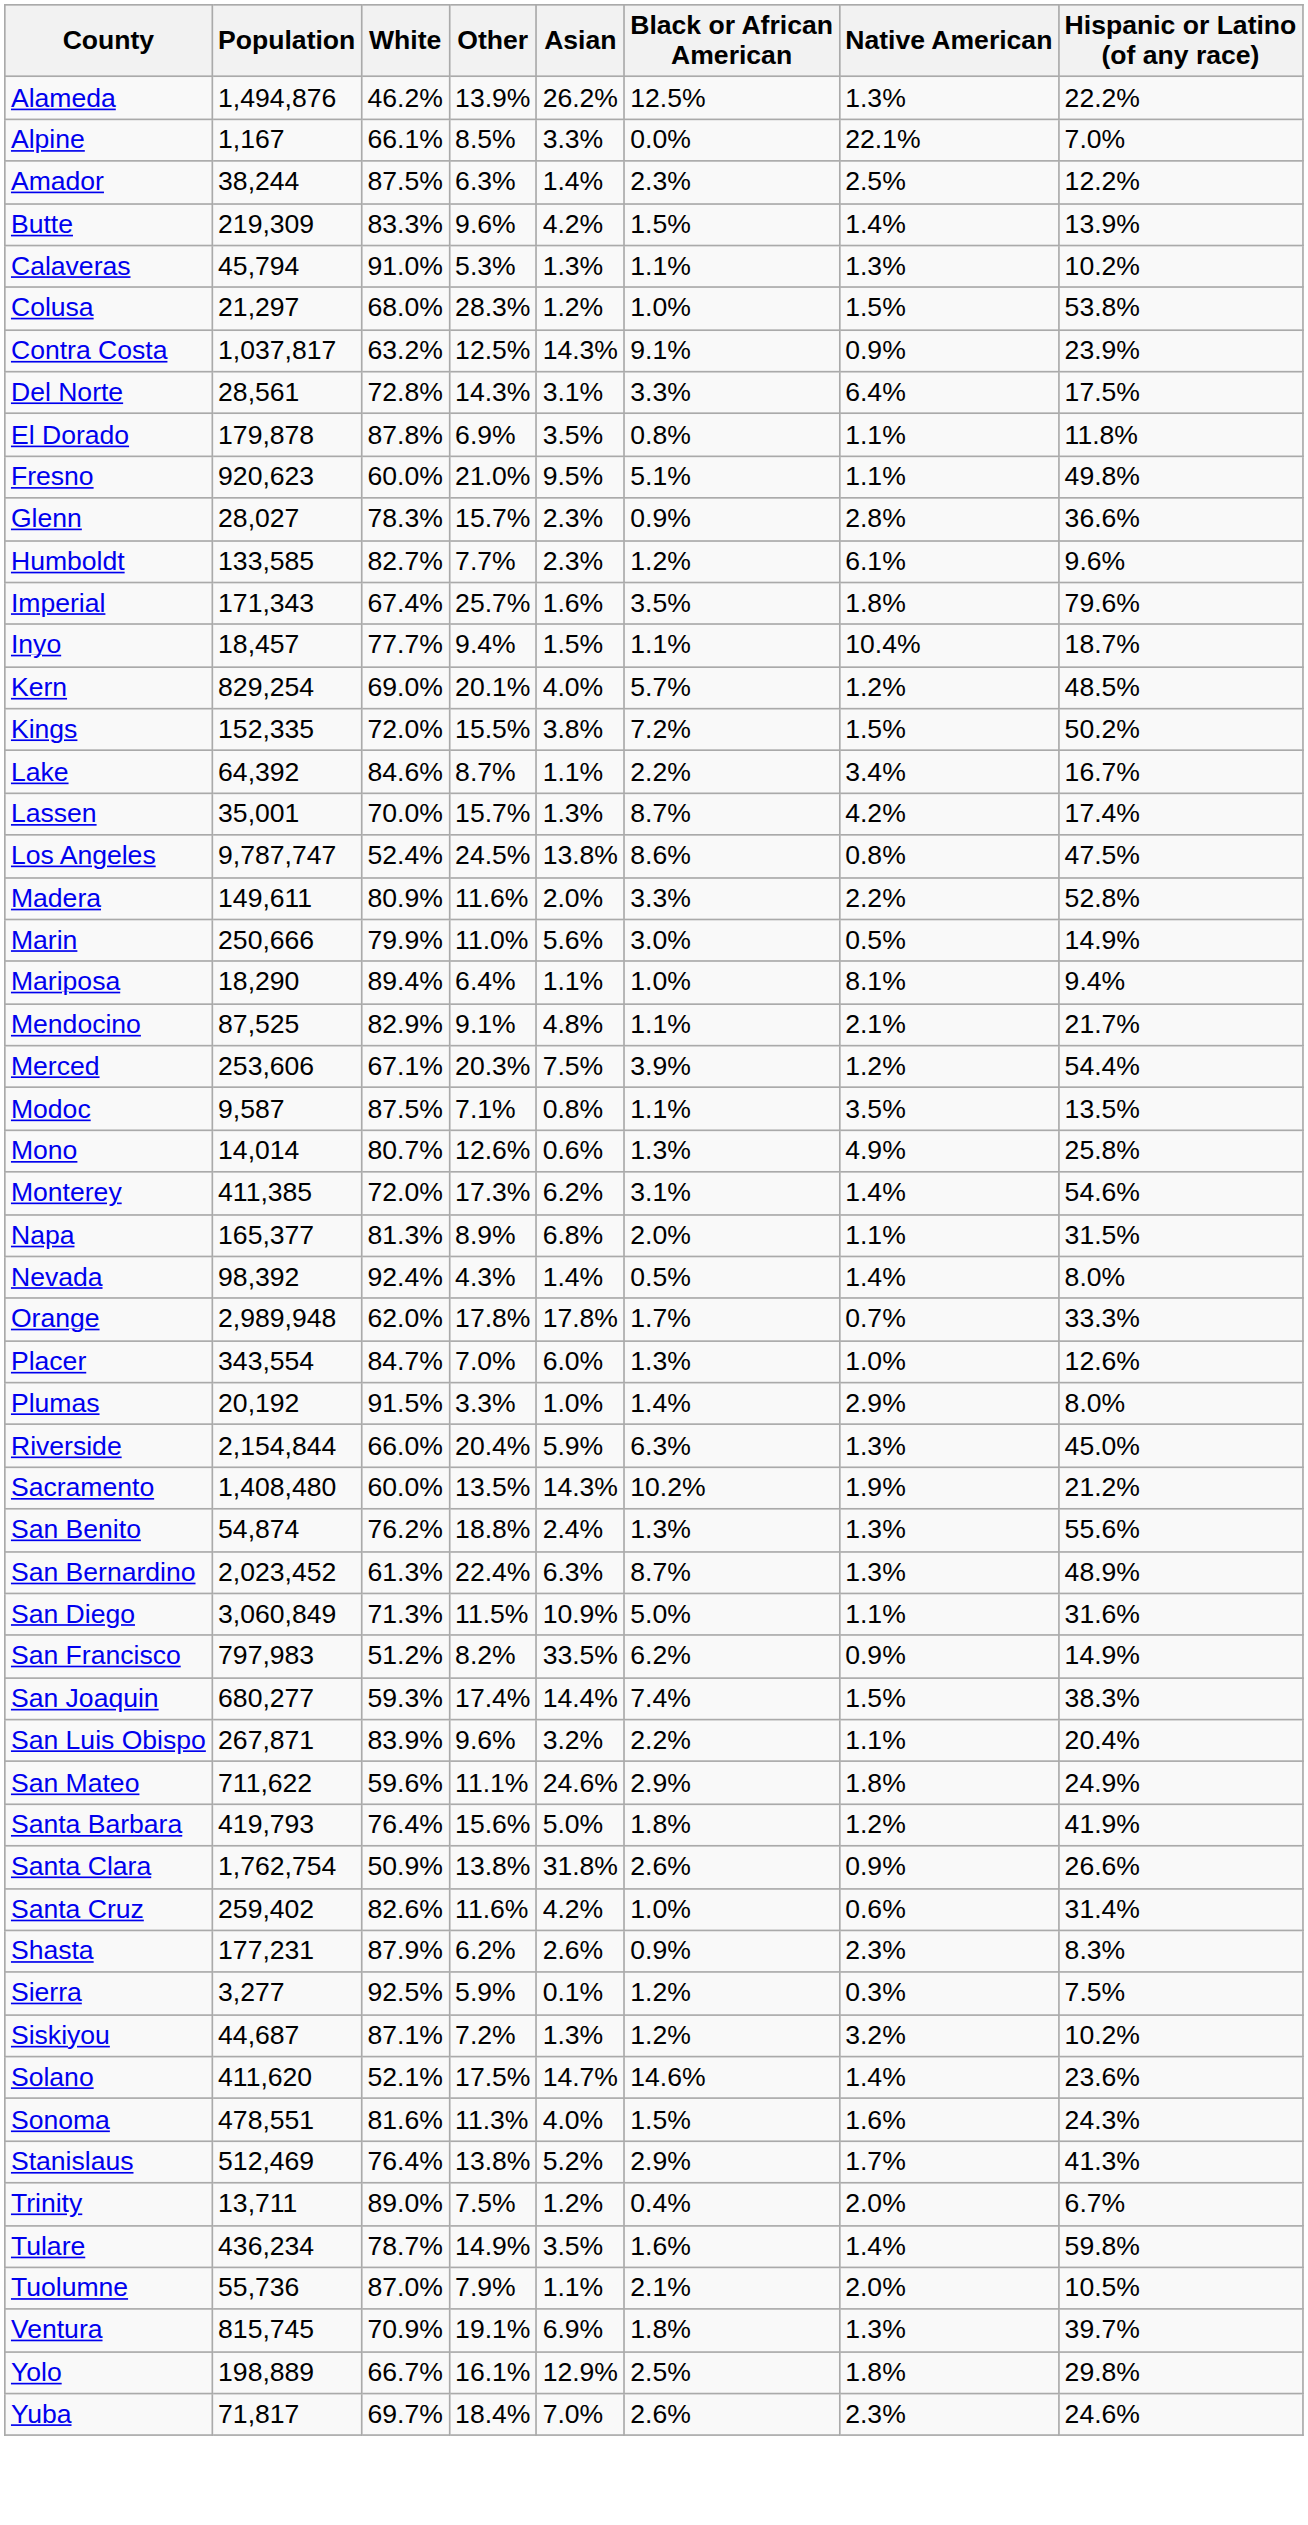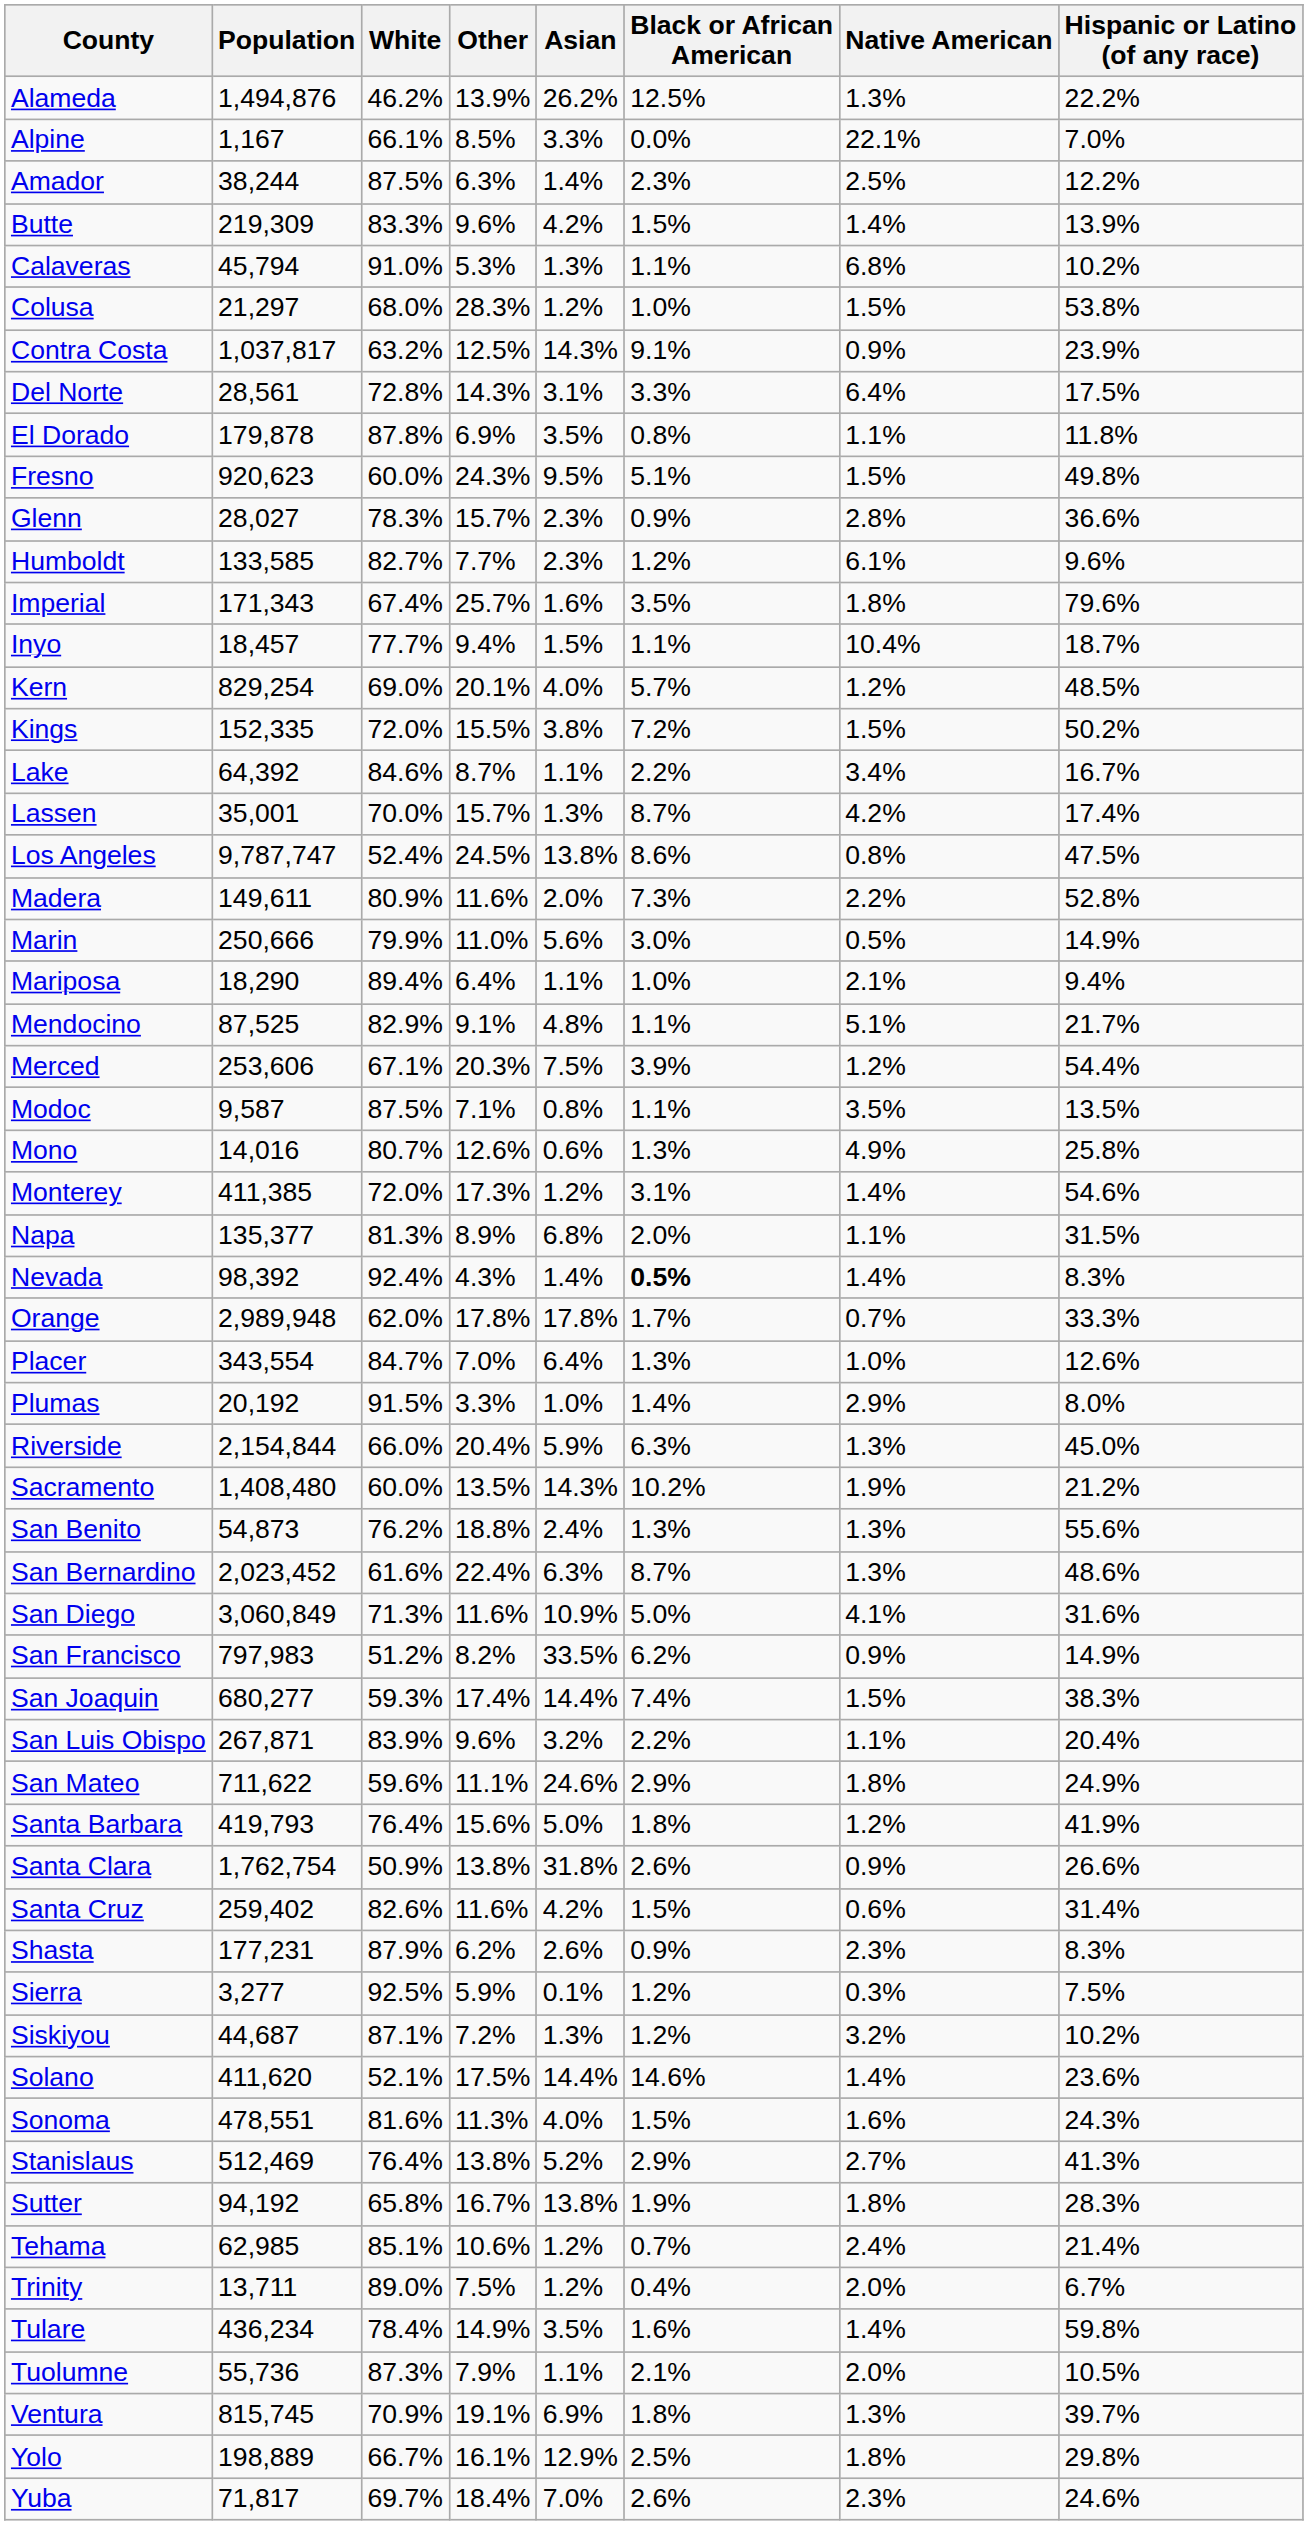(875, 266) 1.3% -> (875, 266) 6.8%
(493, 476) 21.0% -> (493, 476) 24.3%
(875, 476) 1.1% -> (875, 476) 1.5%
(661, 897) 3.3% -> (661, 897) 7.3%
(875, 982) 8.1% -> (875, 982) 2.1%
(875, 1024) 2.1% -> (875, 1024) 5.1%
(259, 1150) 14,014 -> (259, 1150) 14,016
(573, 1192) 6.2% -> (573, 1192) 1.2%
(266, 1234) 165,377 -> (266, 1234) 135,377
(661, 1276) normal -> (661, 1276) bold
(1095, 1276) 8.0% -> (1095, 1276) 8.3%
(573, 1361) 6.0% -> (573, 1361) 6.4%
(259, 1529) 54,874 -> (259, 1529) 54,873
(405, 1571) 61.3% -> (405, 1571) 61.6%
(1102, 1571) 48.9% -> (1102, 1571) 48.6%
(492, 1613) 11.5% -> (492, 1613) 11.6%
(875, 1613) 1.1% -> (875, 1613) 4.1%
(661, 1908) 1.0% -> (661, 1908) 1.5%
(580, 2077) 14.7% -> (580, 2077) 14.4%
(875, 2161) 1.7% -> (875, 2161) 2.7%
+ row: (46, 2203)
+ row: (58, 2245)
(405, 2245) 78.7% -> (405, 2330) 78.4%
(405, 2287) 87.0% -> (405, 2372) 87.3%
